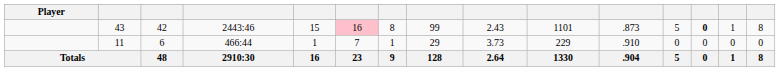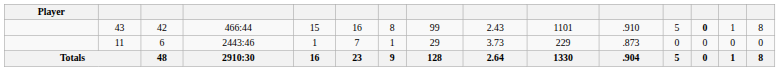(238, 27) 2443:46 -> (238, 27) 466:44
(357, 27) pink background -> (357, 27) no background
(631, 27) .873 -> (631, 27) .910
(238, 43) 466:44 -> (238, 43) 2443:46
(631, 43) .910 -> (631, 43) .873
